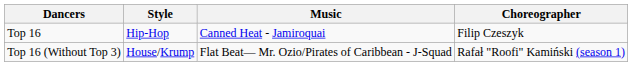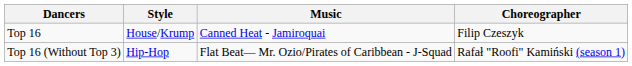(148, 33) Hip-Hop -> (160, 33) House/Krump
(160, 52) House/Krump -> (148, 52) Hip-Hop
